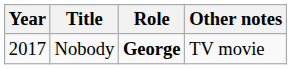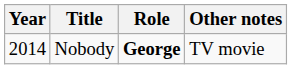(27, 48) 2017 -> (27, 48) 2014
